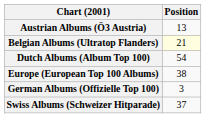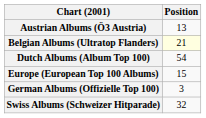(181, 74) 38 -> (181, 74) 15
(181, 105) 37 -> (181, 105) 32
